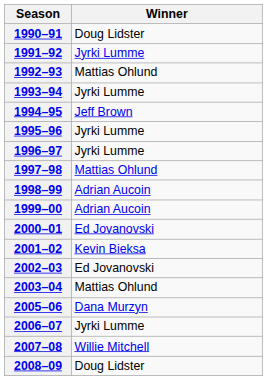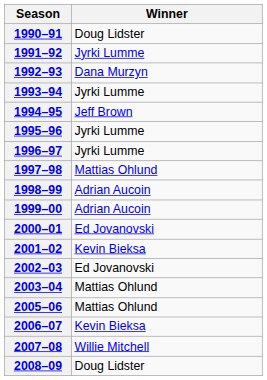(116, 72) Mattias Ohlund -> (111, 72) Dana Murzyn
(111, 307) Dana Murzyn -> (116, 307) Mattias Ohlund
(109, 326) Jyrki Lumme -> (110, 326) Kevin Bieksa
